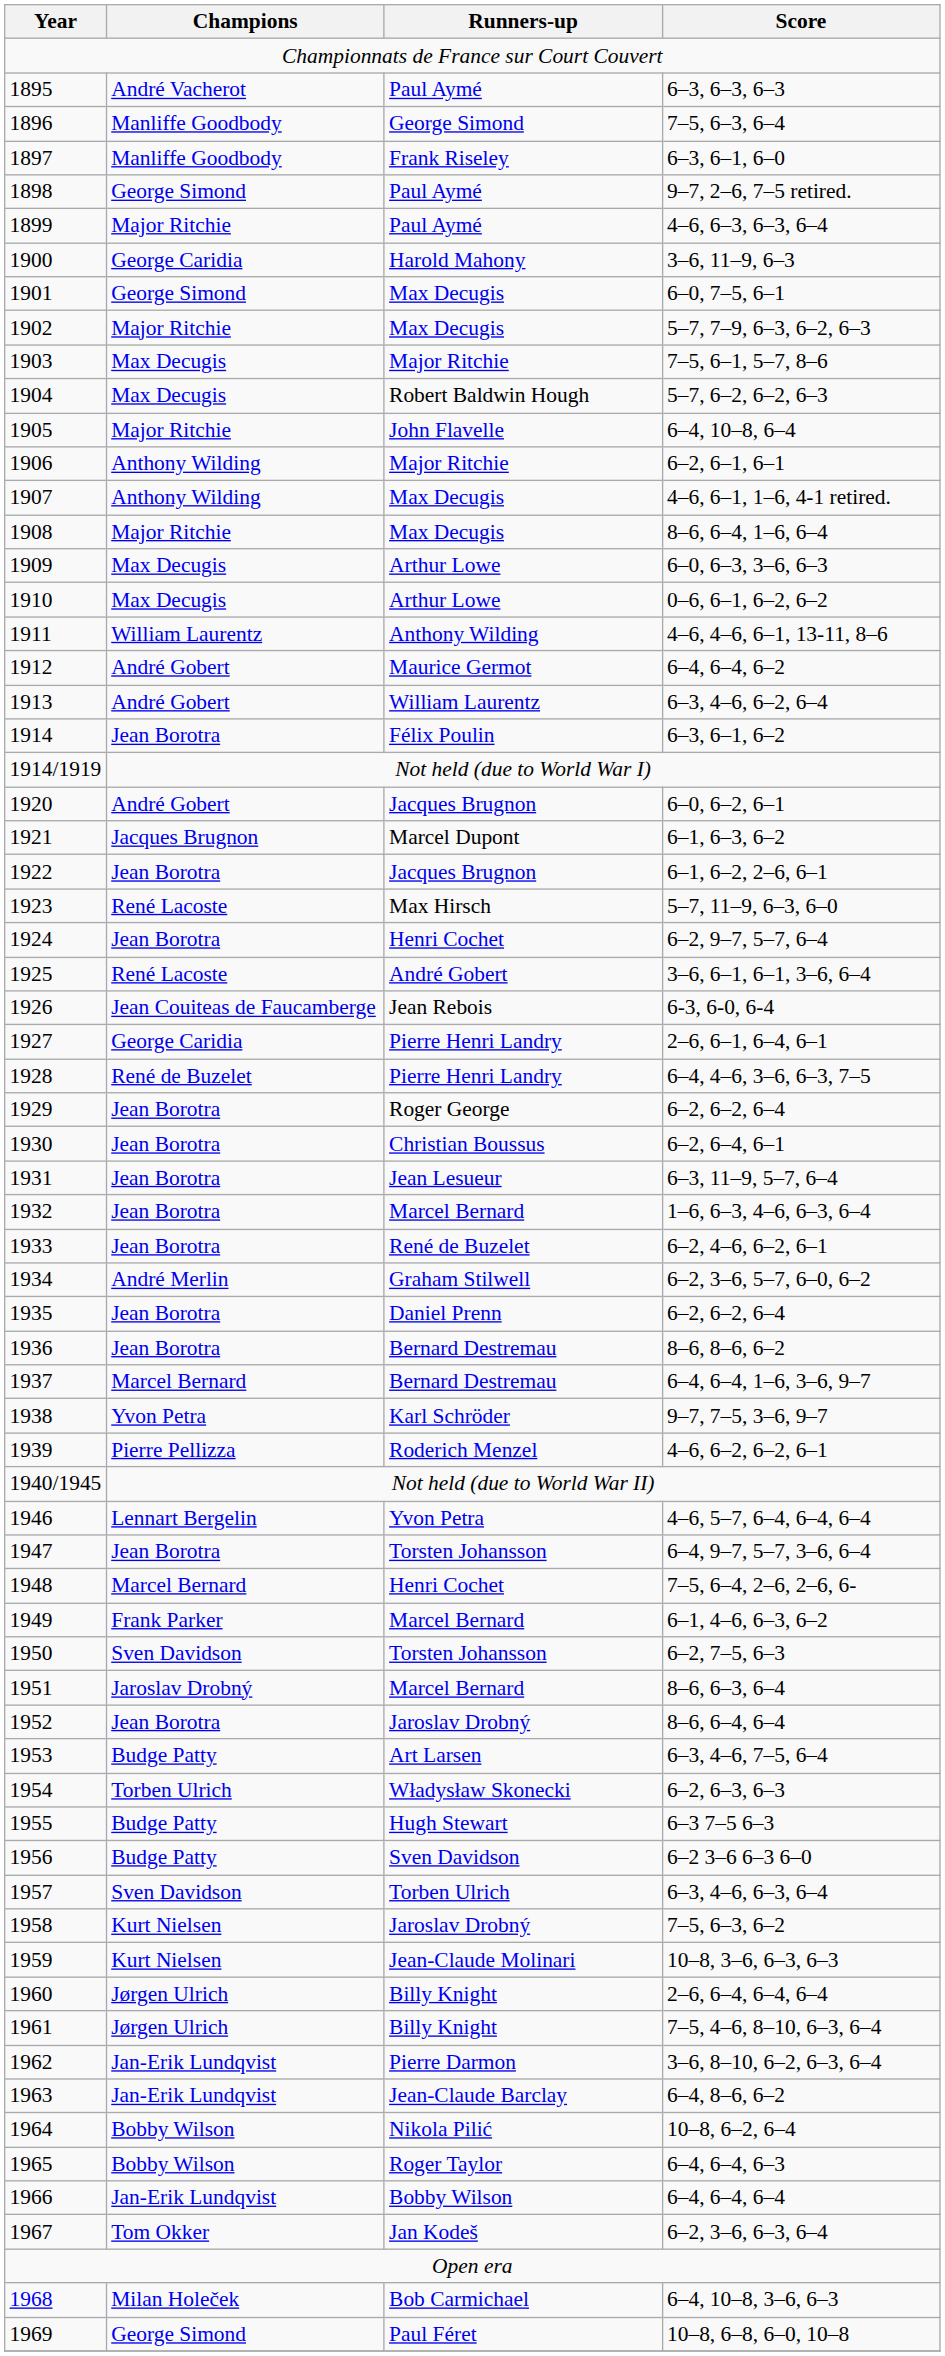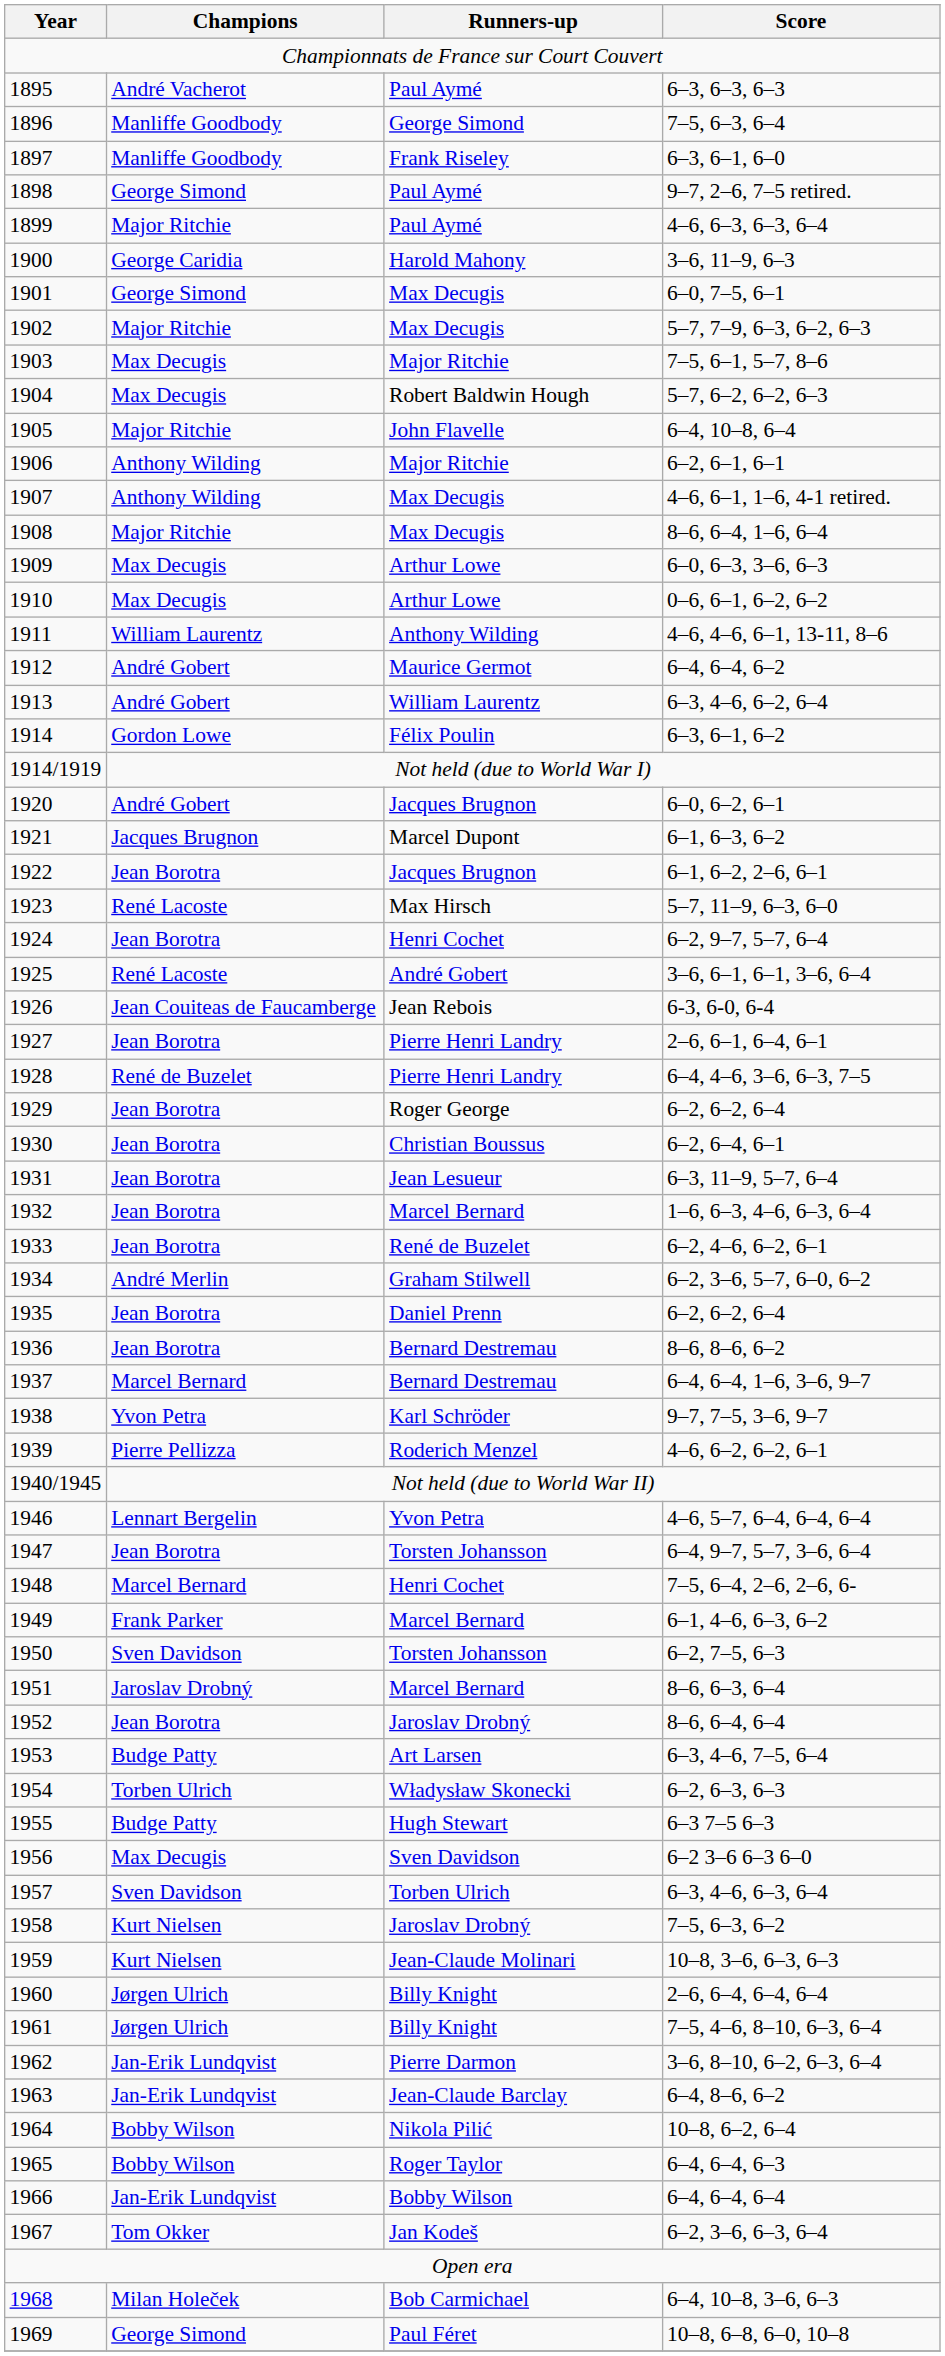(166, 735) Jean Borotra -> (171, 735) Gordon Lowe
(177, 1041) George Caridia -> (166, 1041) Jean Borotra
(164, 1857) Budge Patty -> (169, 1857) Max Decugis
